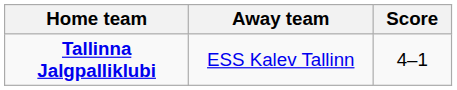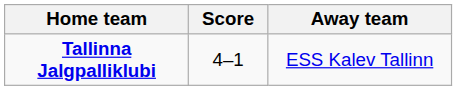columns swapped: (412, 19) <-> (281, 19)
